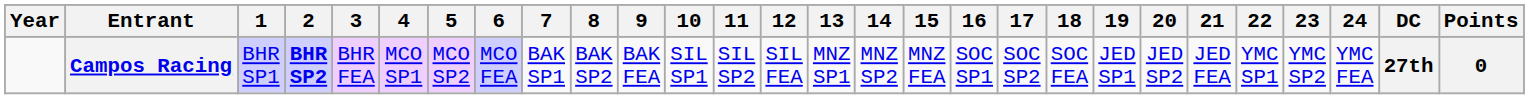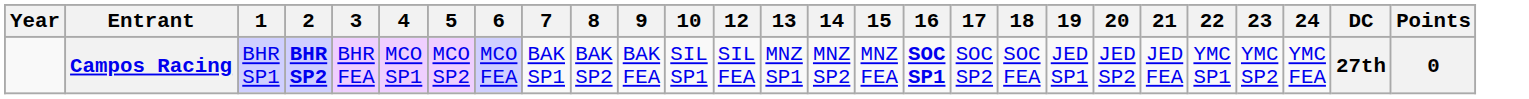- column: (737, 21)
(974, 65) normal -> (927, 65) bold
